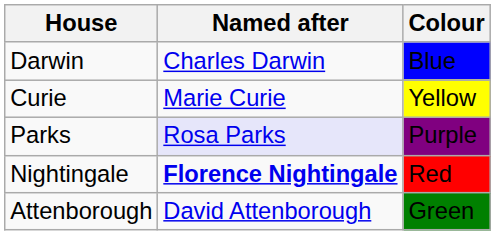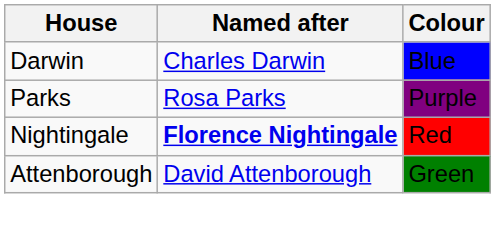- row: (38, 98)
(225, 135) lavender background -> (225, 98) no background
